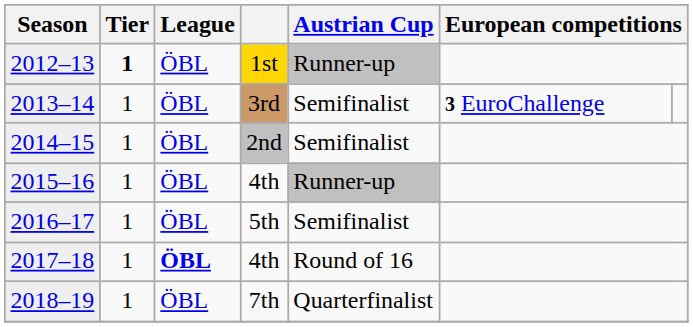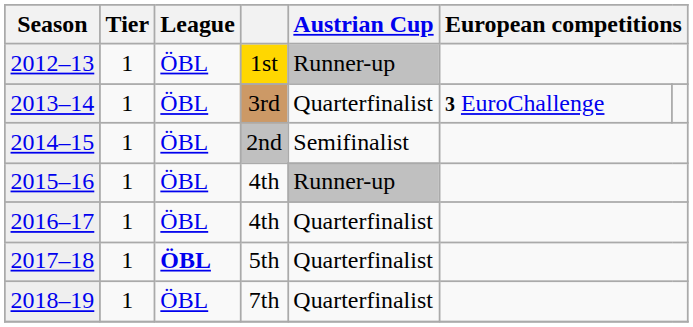(127, 63) bold -> (127, 63) normal
(351, 102) Semifinalist -> (363, 102) Quarterfinalist
(264, 221) 5th -> (264, 221) 4th
(351, 221) Semifinalist -> (363, 221) Quarterfinalist
(264, 260) 4th -> (264, 260) 5th
(353, 260) Round of 16 -> (363, 260) Quarterfinalist
